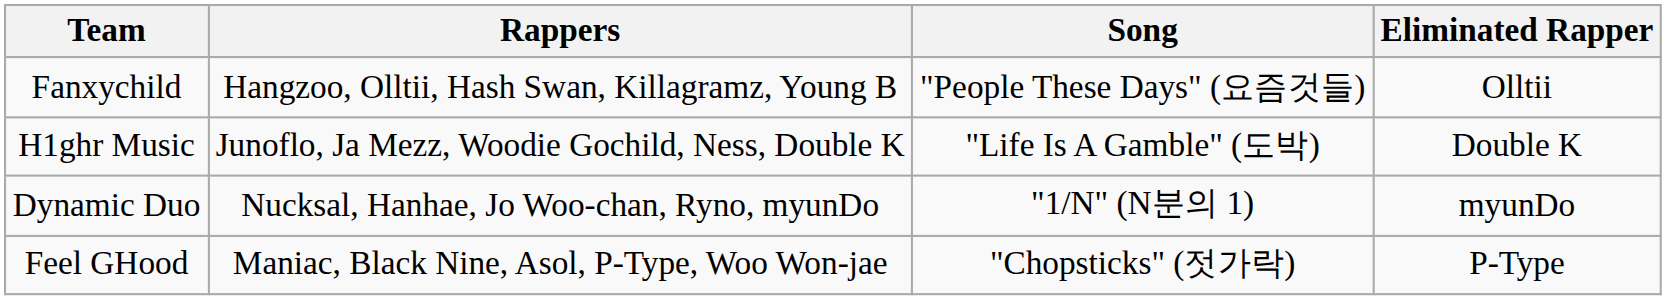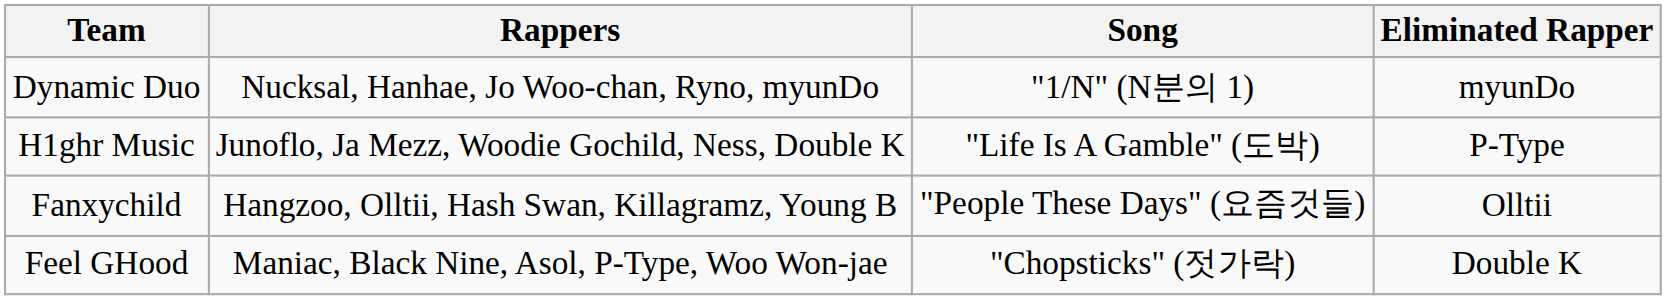rows swapped: (107, 204) <-> (107, 86)
(1517, 145) Double K -> (1517, 145) P-Type
(1517, 263) P-Type -> (1517, 263) Double K
